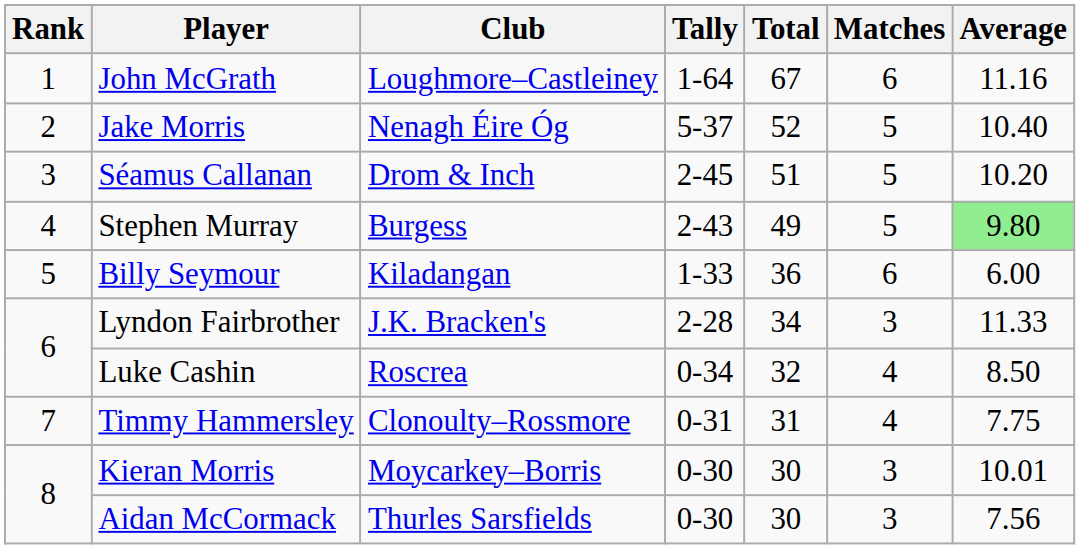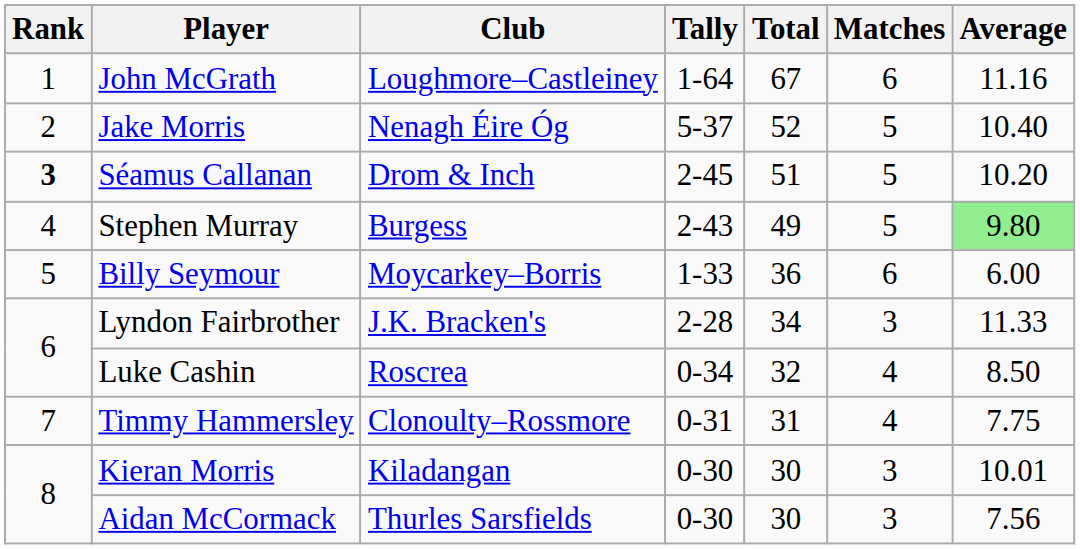(48, 175) normal -> (48, 175) bold
(439, 273) Kiladangan -> (485, 273) Moycarkey–Borris
(485, 469) Moycarkey–Borris -> (439, 469) Kiladangan
